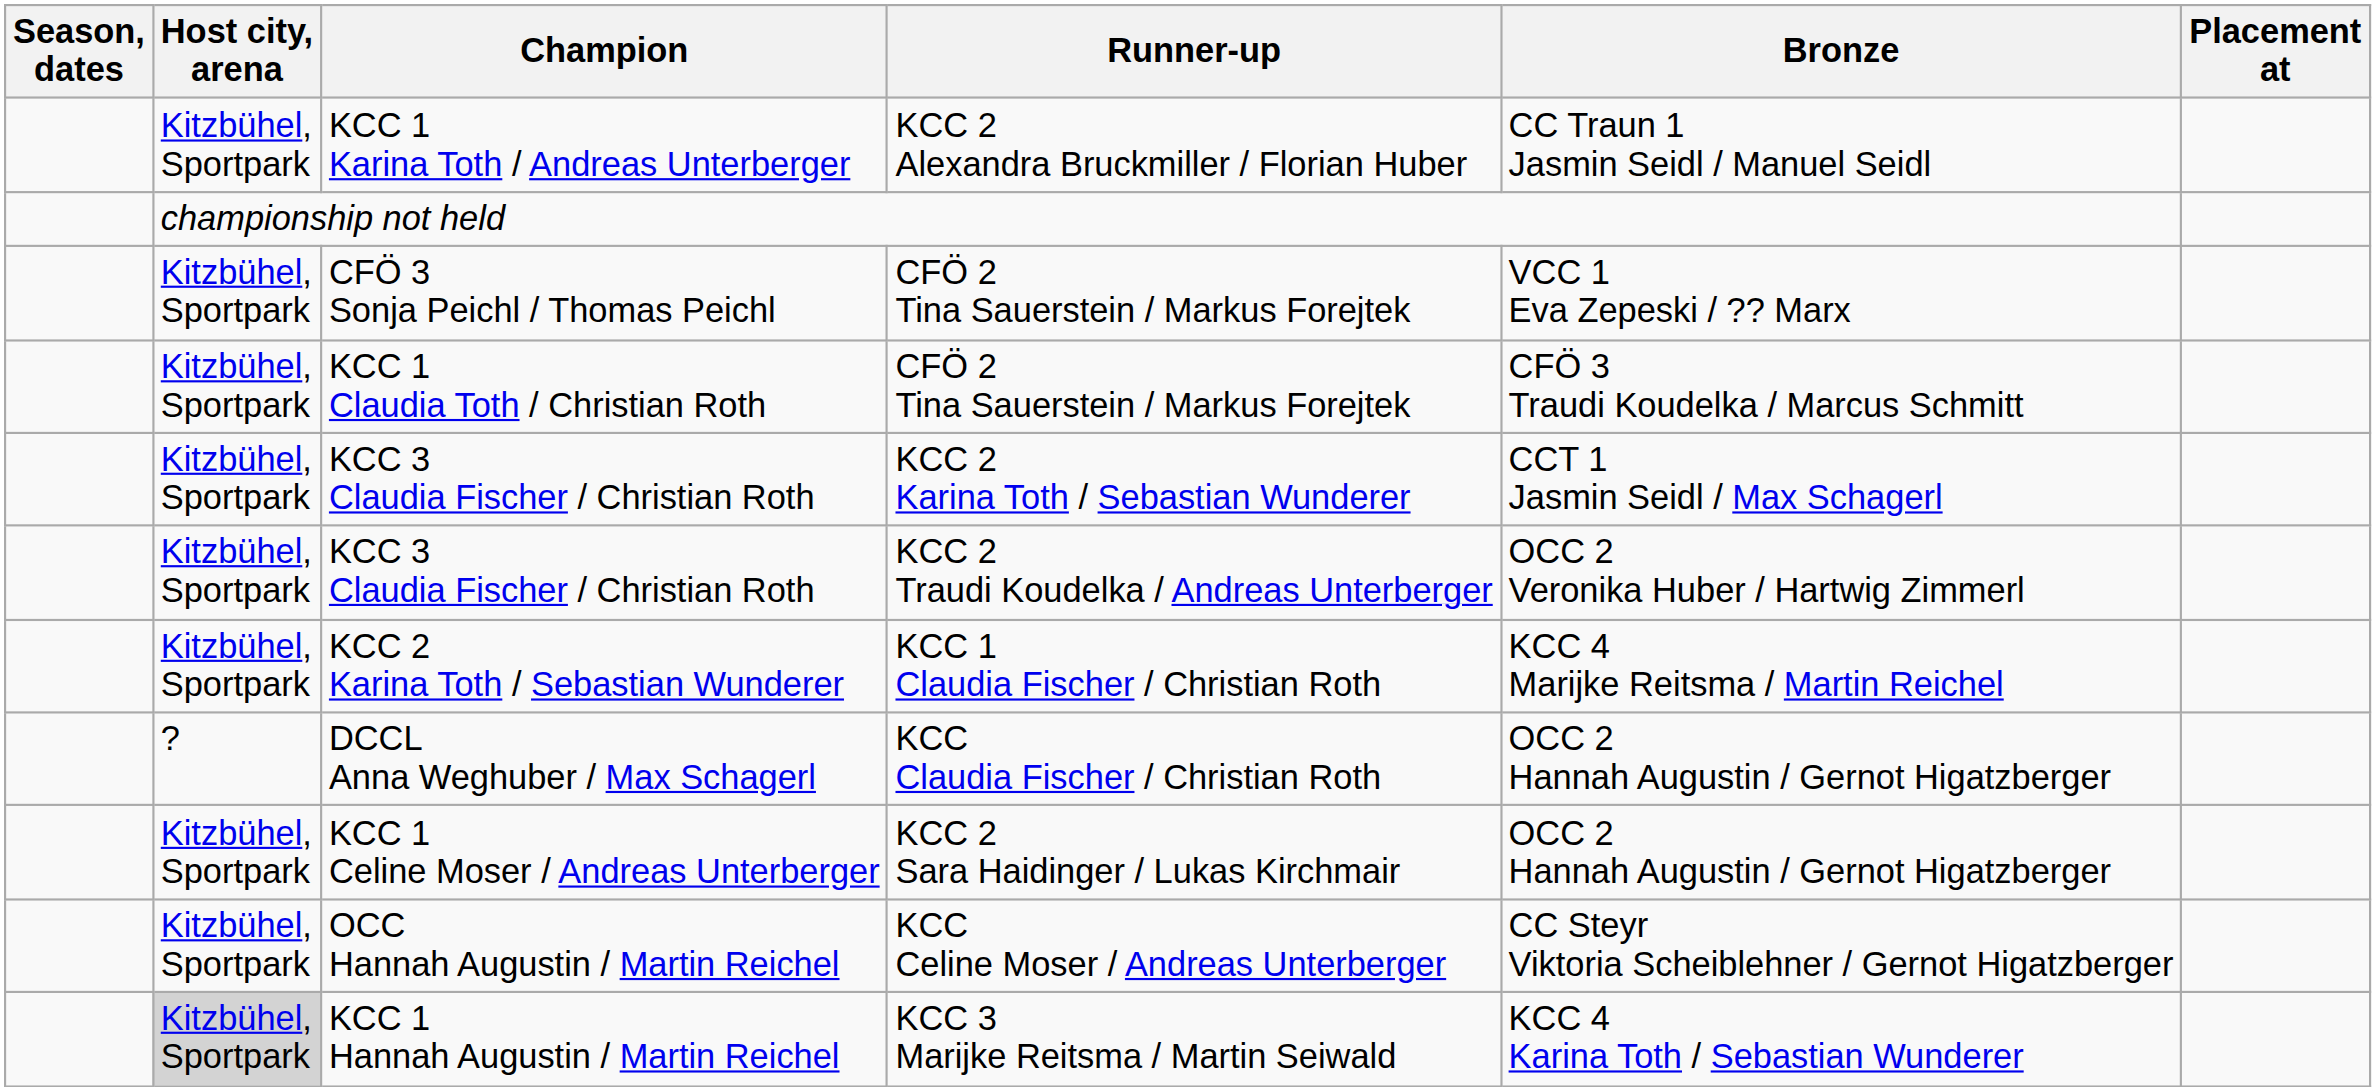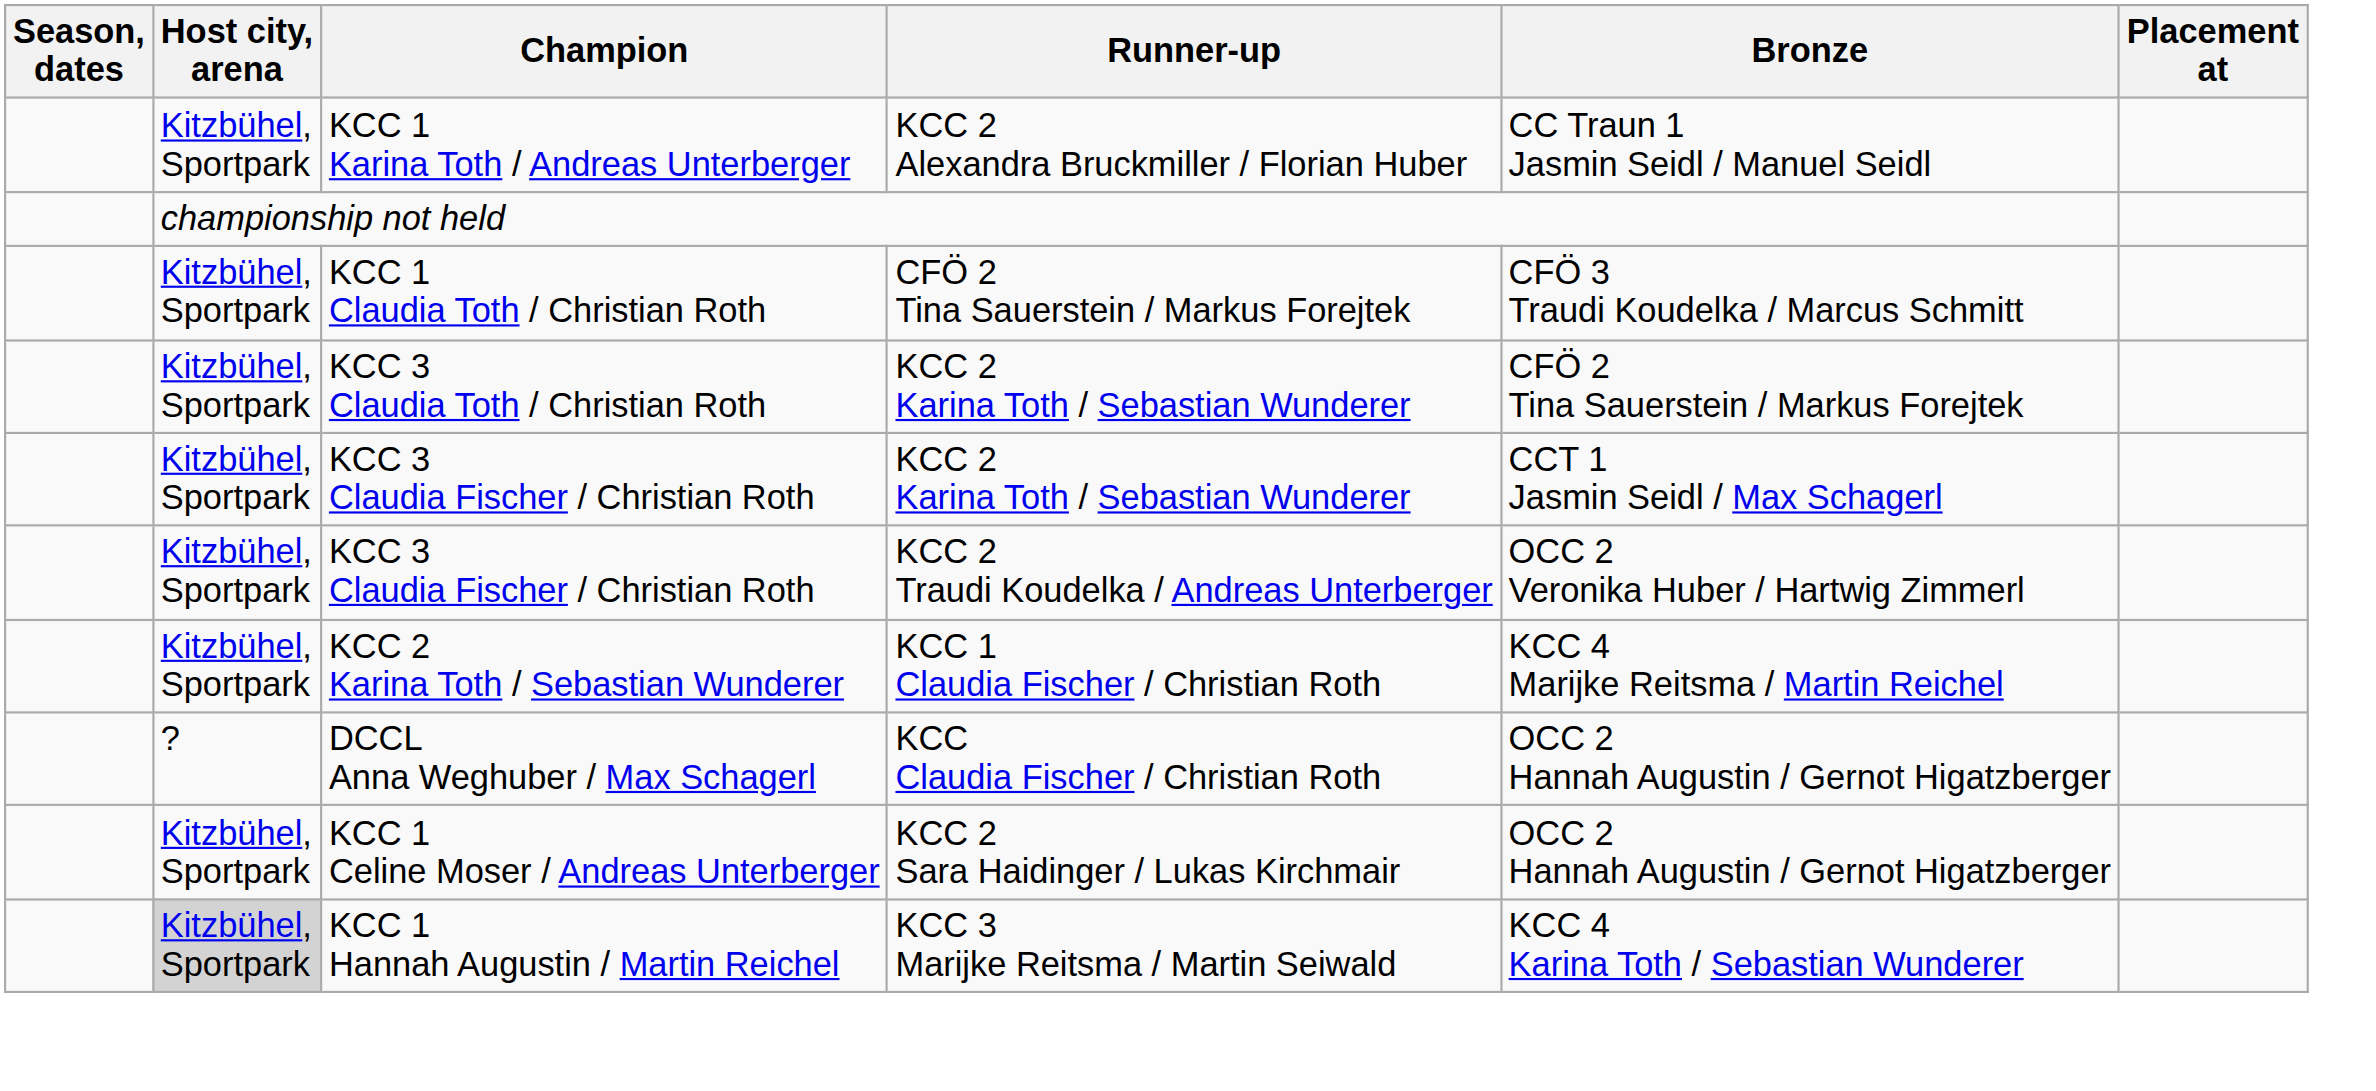- row: (552, 292)
+ row: (548, 385)
- row: (584, 944)
